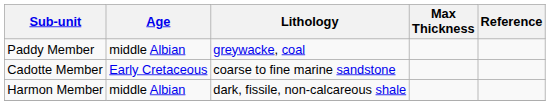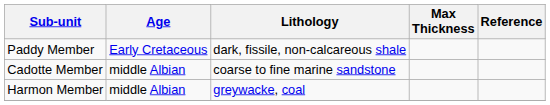(147, 49) middle Albian -> (158, 49) Early Cretaceous
(259, 49) greywacke, coal -> (310, 49) dark, fissile, non-calcareous shale
(158, 69) Early Cretaceous -> (147, 69) middle Albian
(310, 89) dark, fissile, non-calcareous shale -> (259, 89) greywacke, coal
